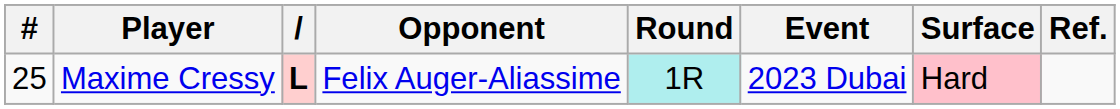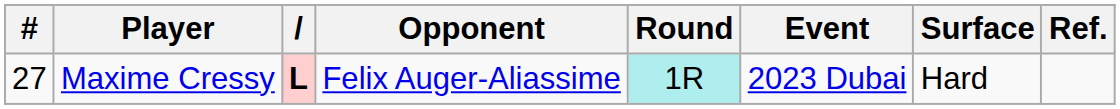(29, 78) 25 -> (29, 78) 27
(954, 78) pink background -> (954, 78) no background
